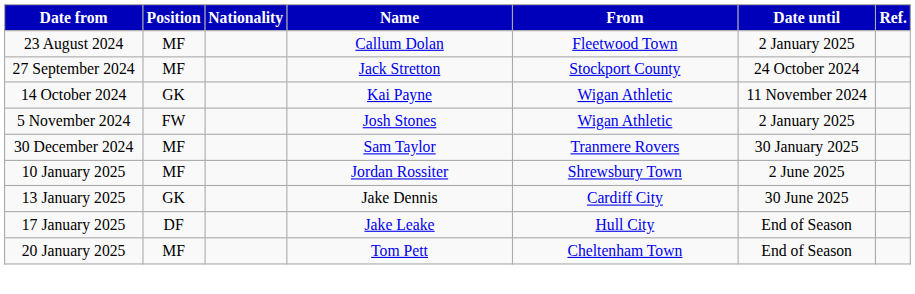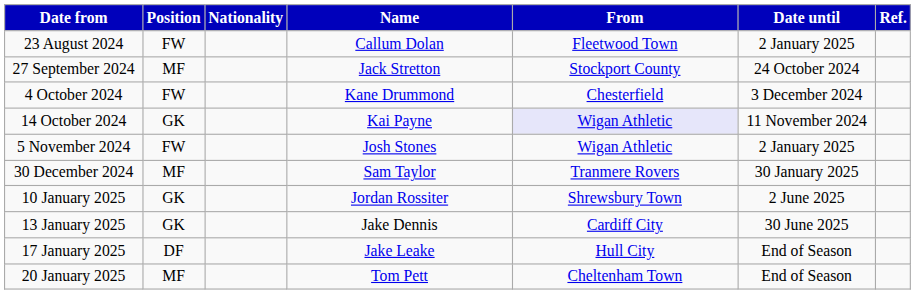(174, 43) MF -> (174, 43) FW
+ row: (74, 95)
(625, 95) no background -> (625, 121) lavender background
(174, 173) MF -> (174, 199) GK
